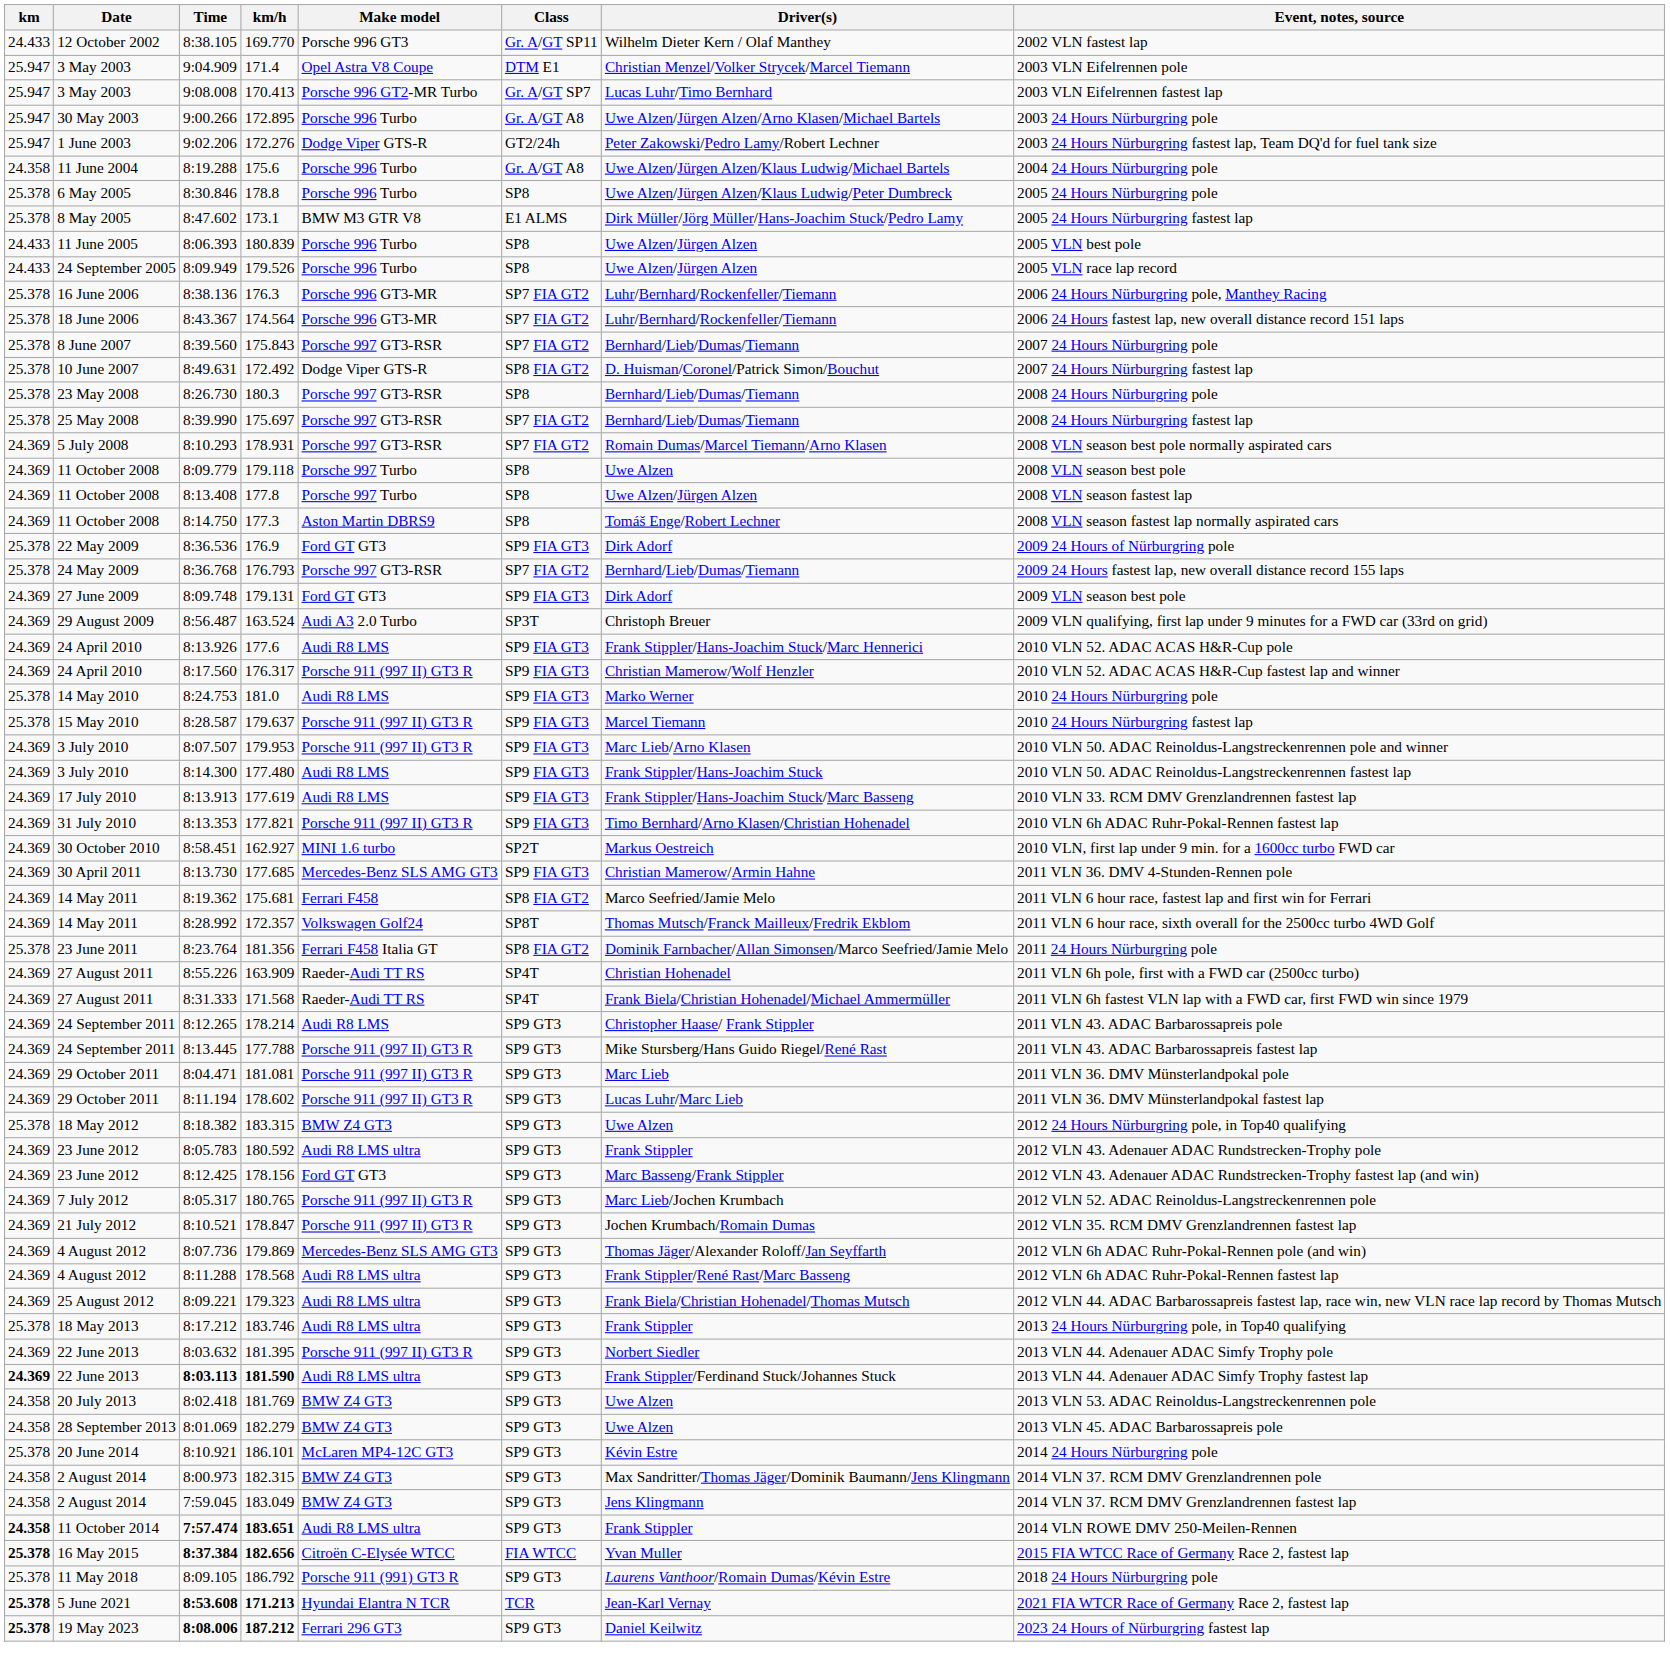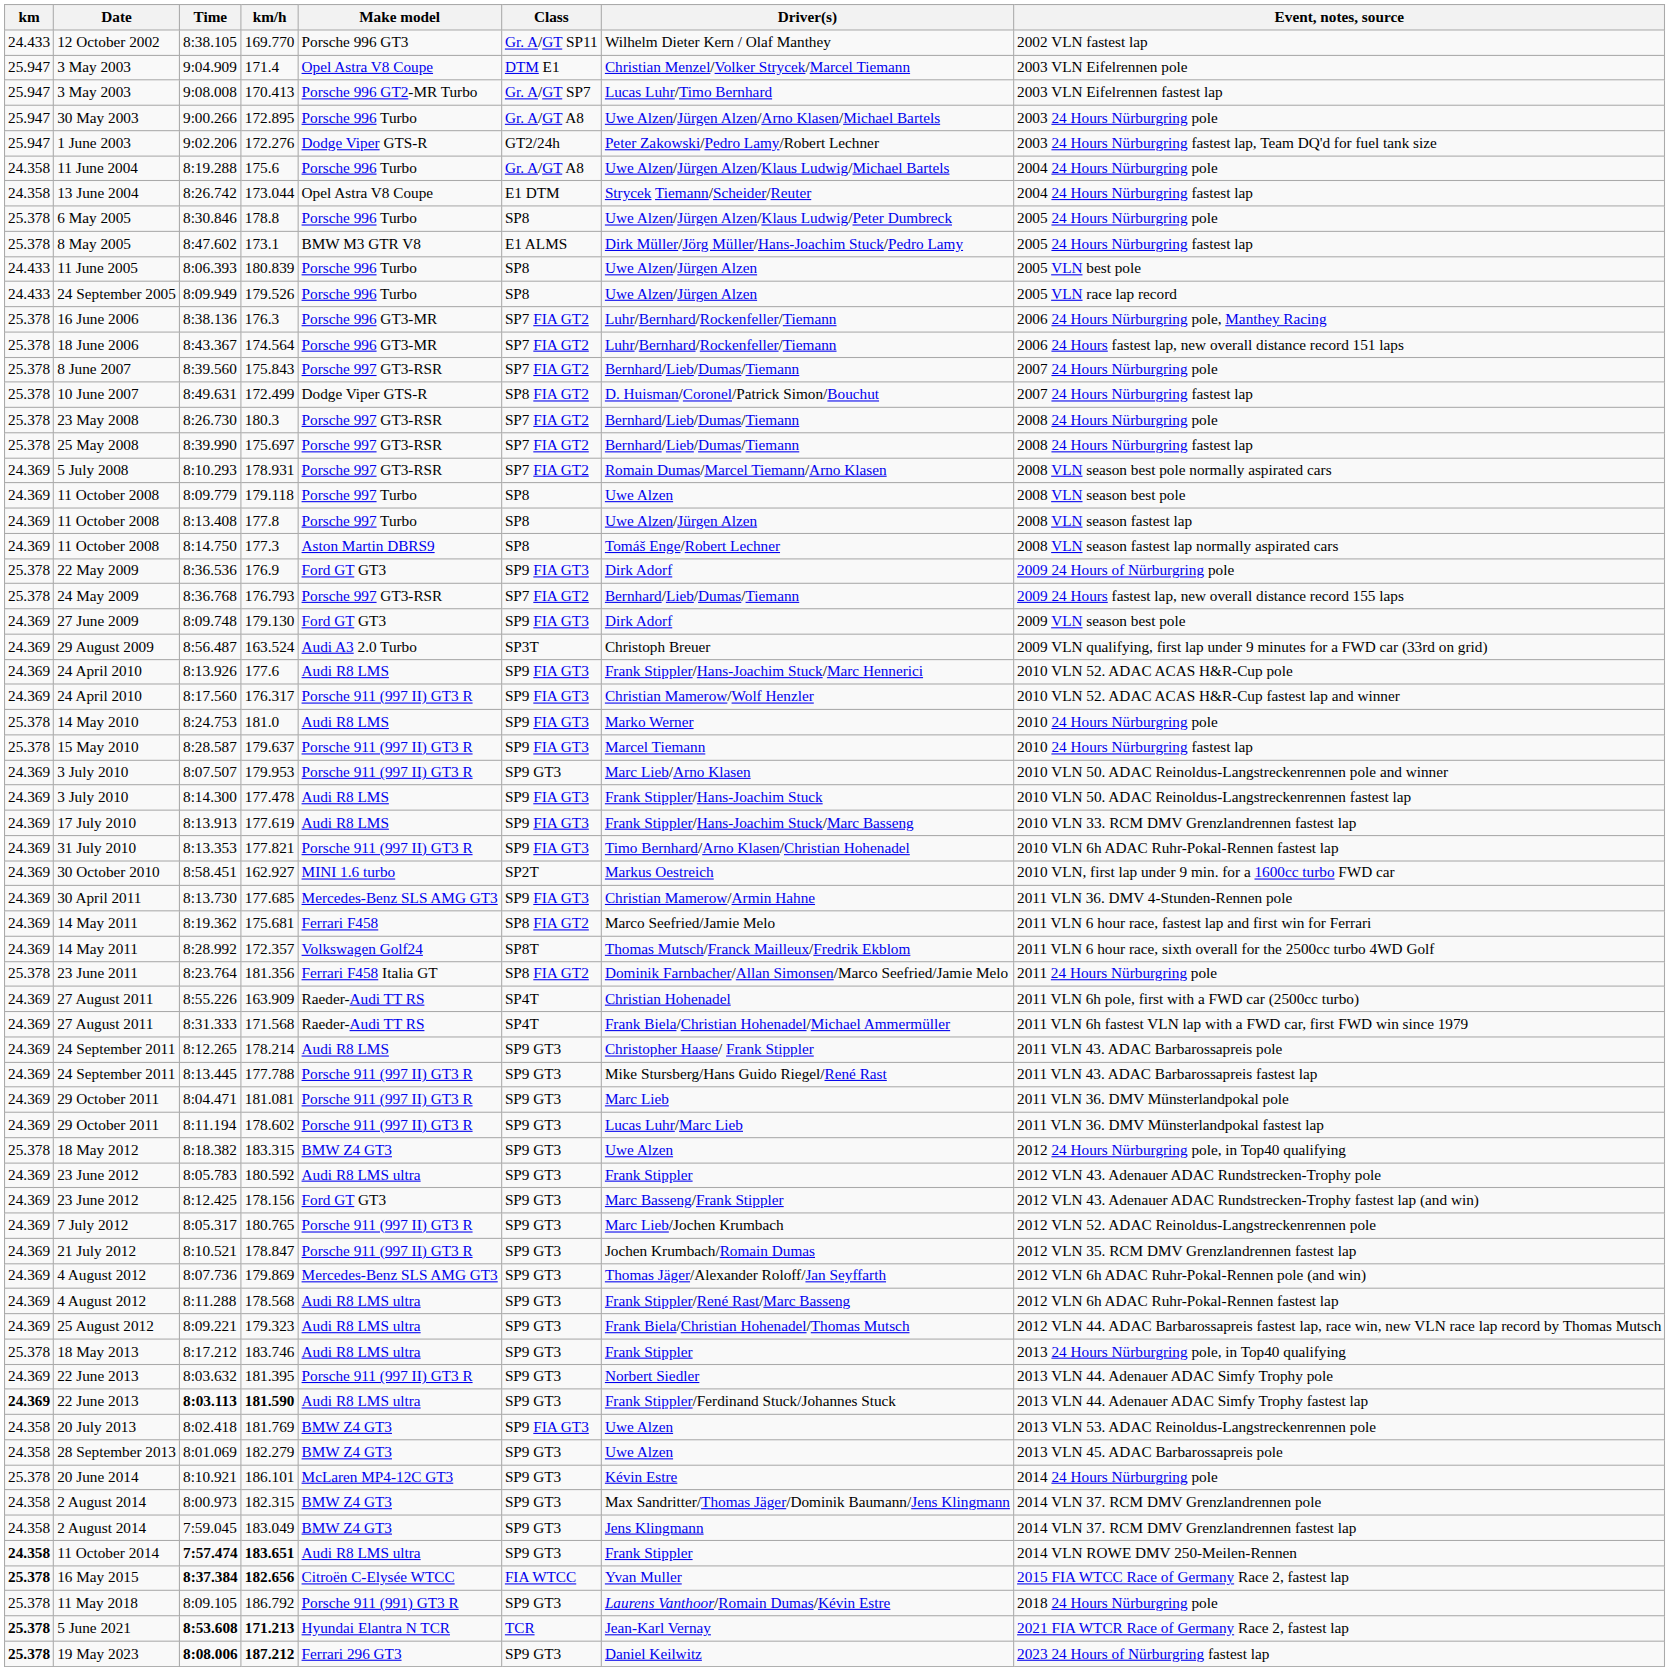+ row: (210, 193)
(270, 369) 172.492 -> (270, 395) 172.499
(517, 395) SP8 -> (547, 420) SP7 FIA GT2
(270, 596) 179.131 -> (270, 621) 179.130
(547, 747) SP9 FIA GT3 -> (533, 772) SP9 GT3
(270, 772) 177.480 -> (270, 797) 177.478
(533, 1402) SP9 GT3 -> (547, 1427) SP9 FIA GT3
